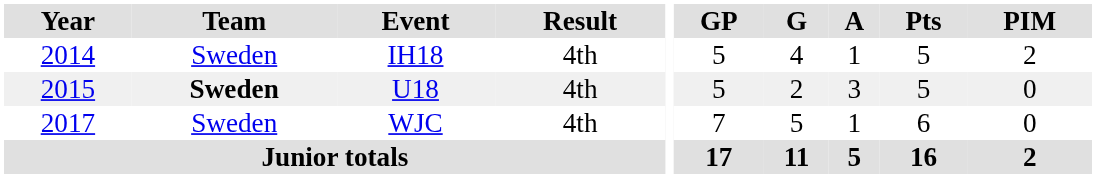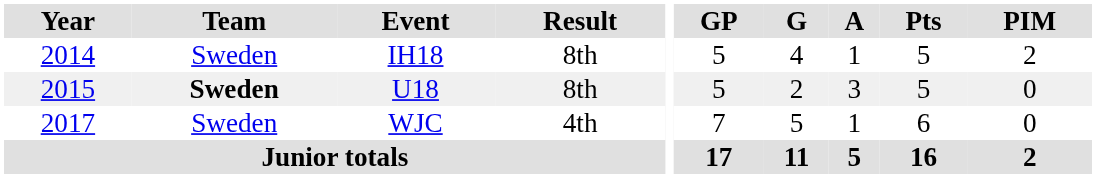(580, 54) 4th -> (580, 54) 8th
(580, 88) 4th -> (580, 88) 8th
